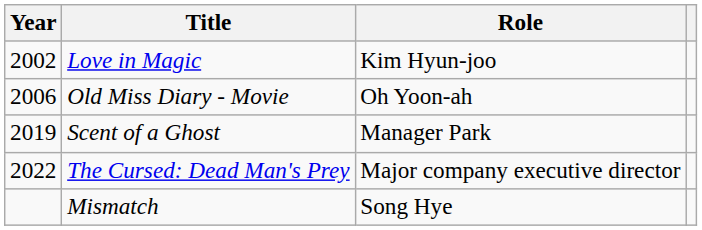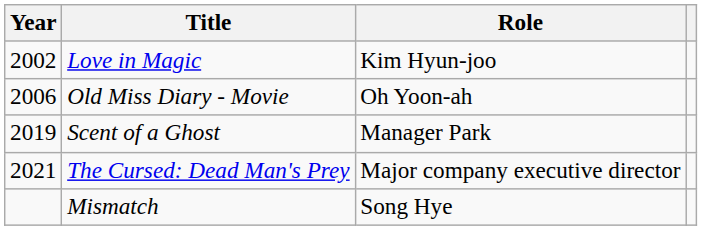(33, 170) 2022 -> (33, 170) 2021
